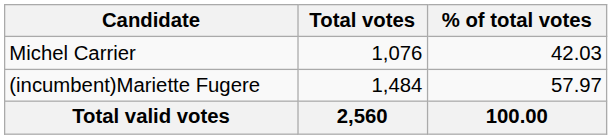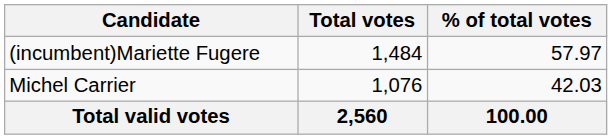rows swapped: (135, 85) <-> (73, 52)
